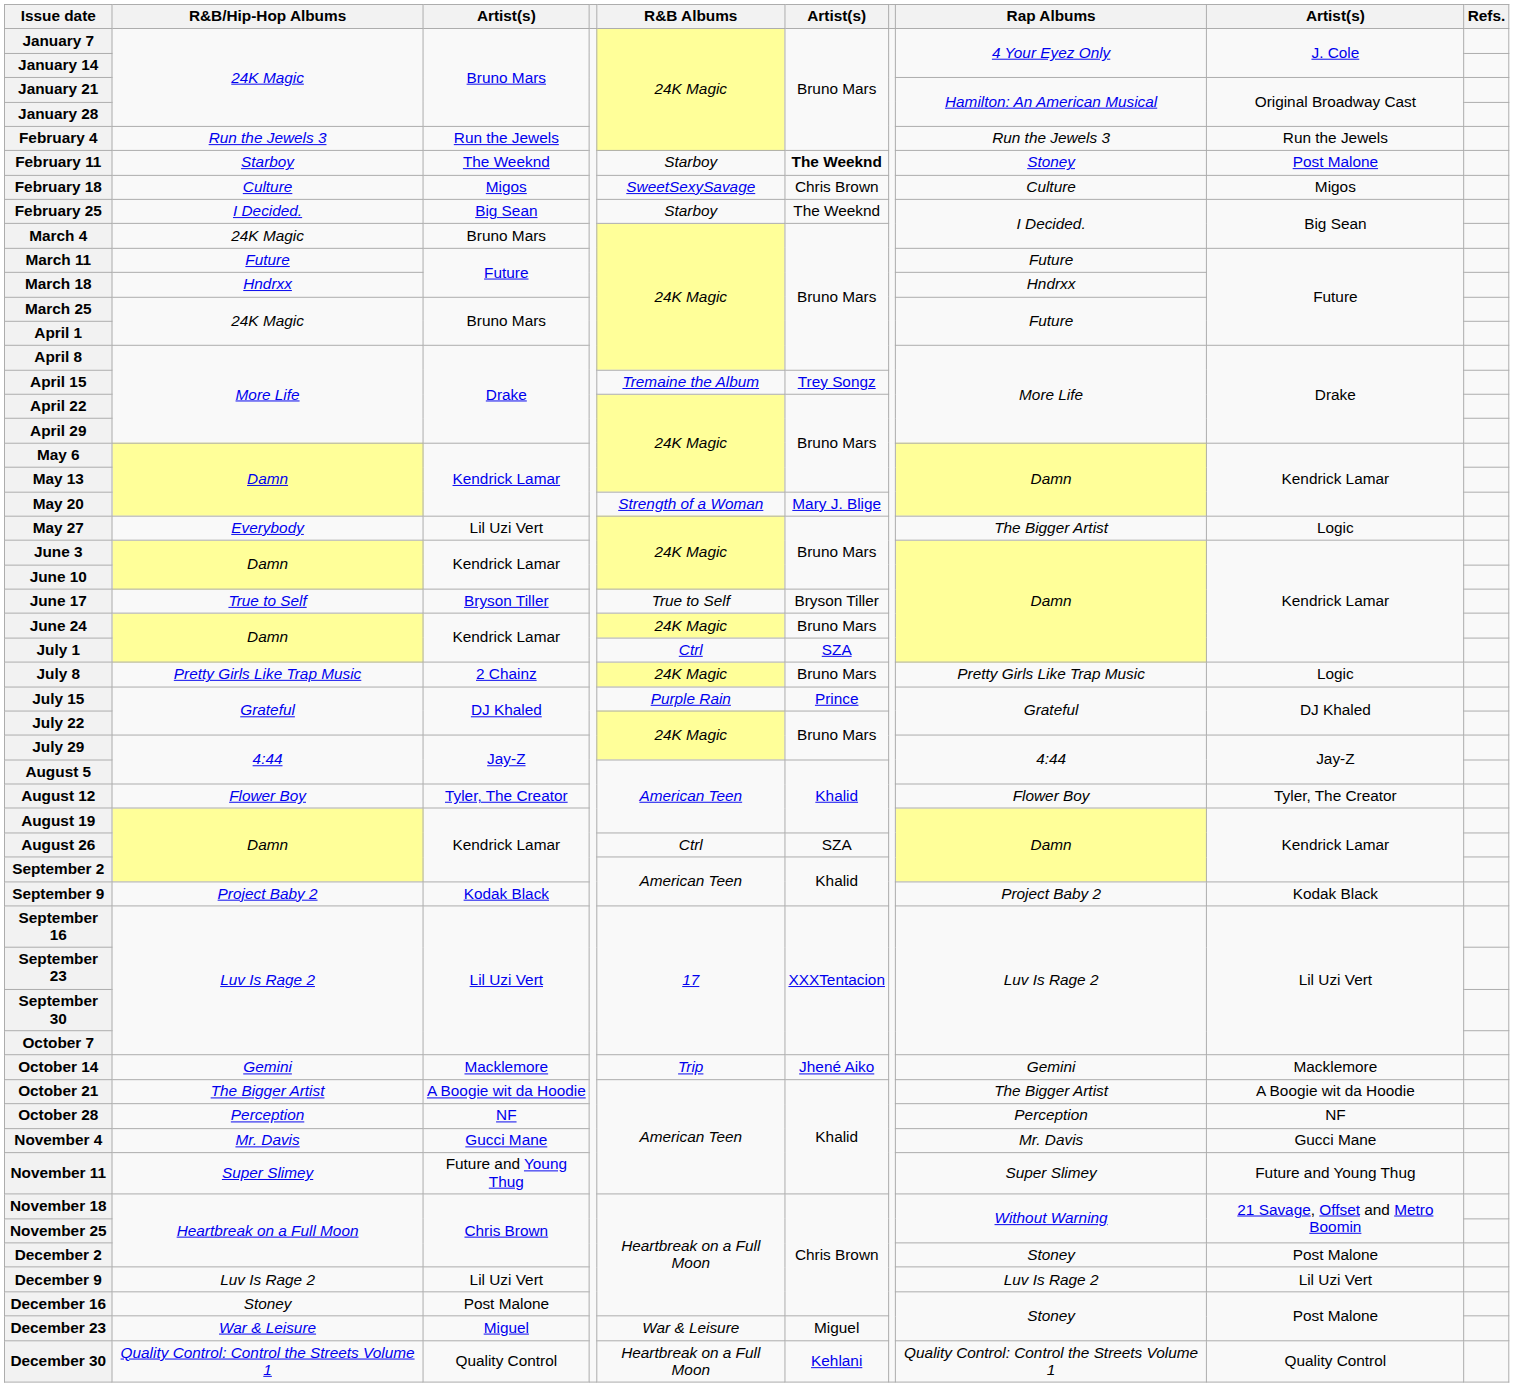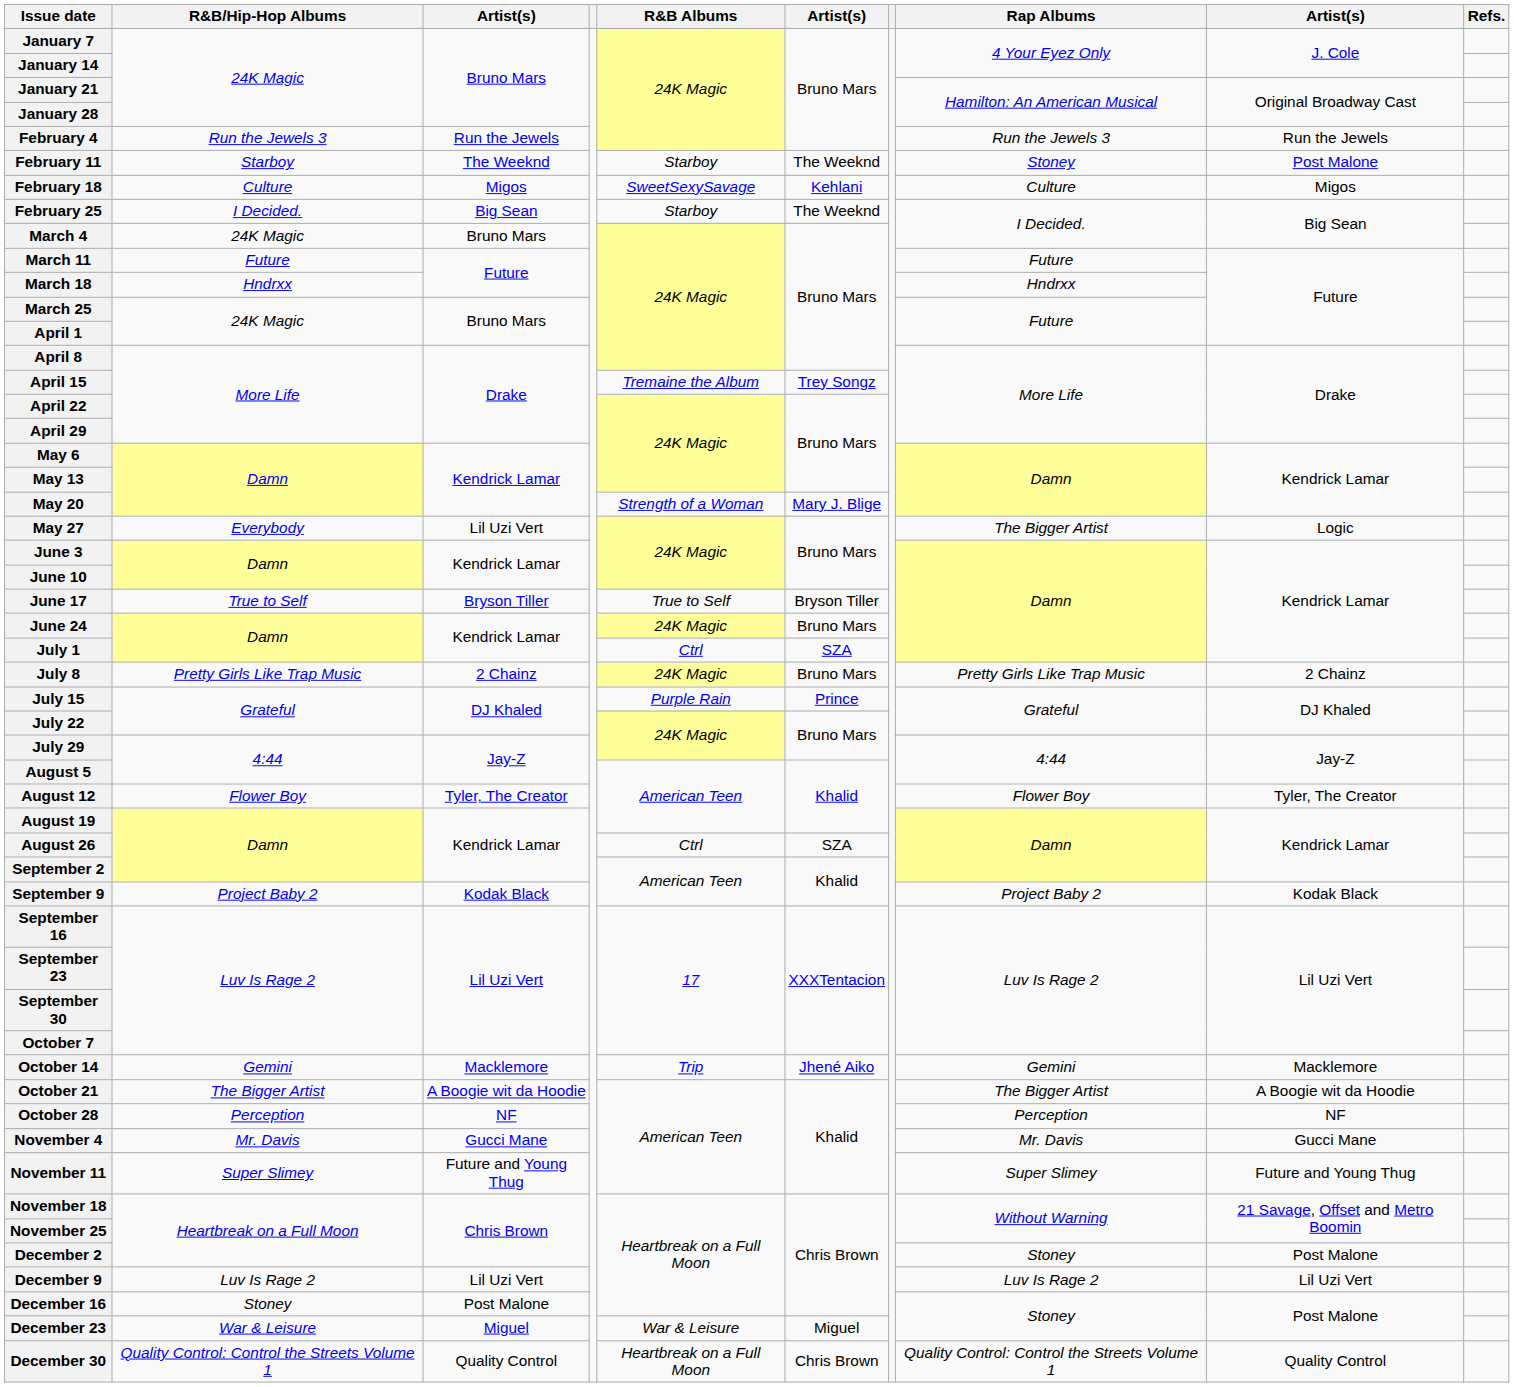(837, 162) bold -> (837, 162) normal
(837, 187) Chris Brown -> (837, 187) Kehlani
(1335, 674) Logic -> (1335, 674) 2 Chainz
(837, 1361) Kehlani -> (837, 1361) Chris Brown
